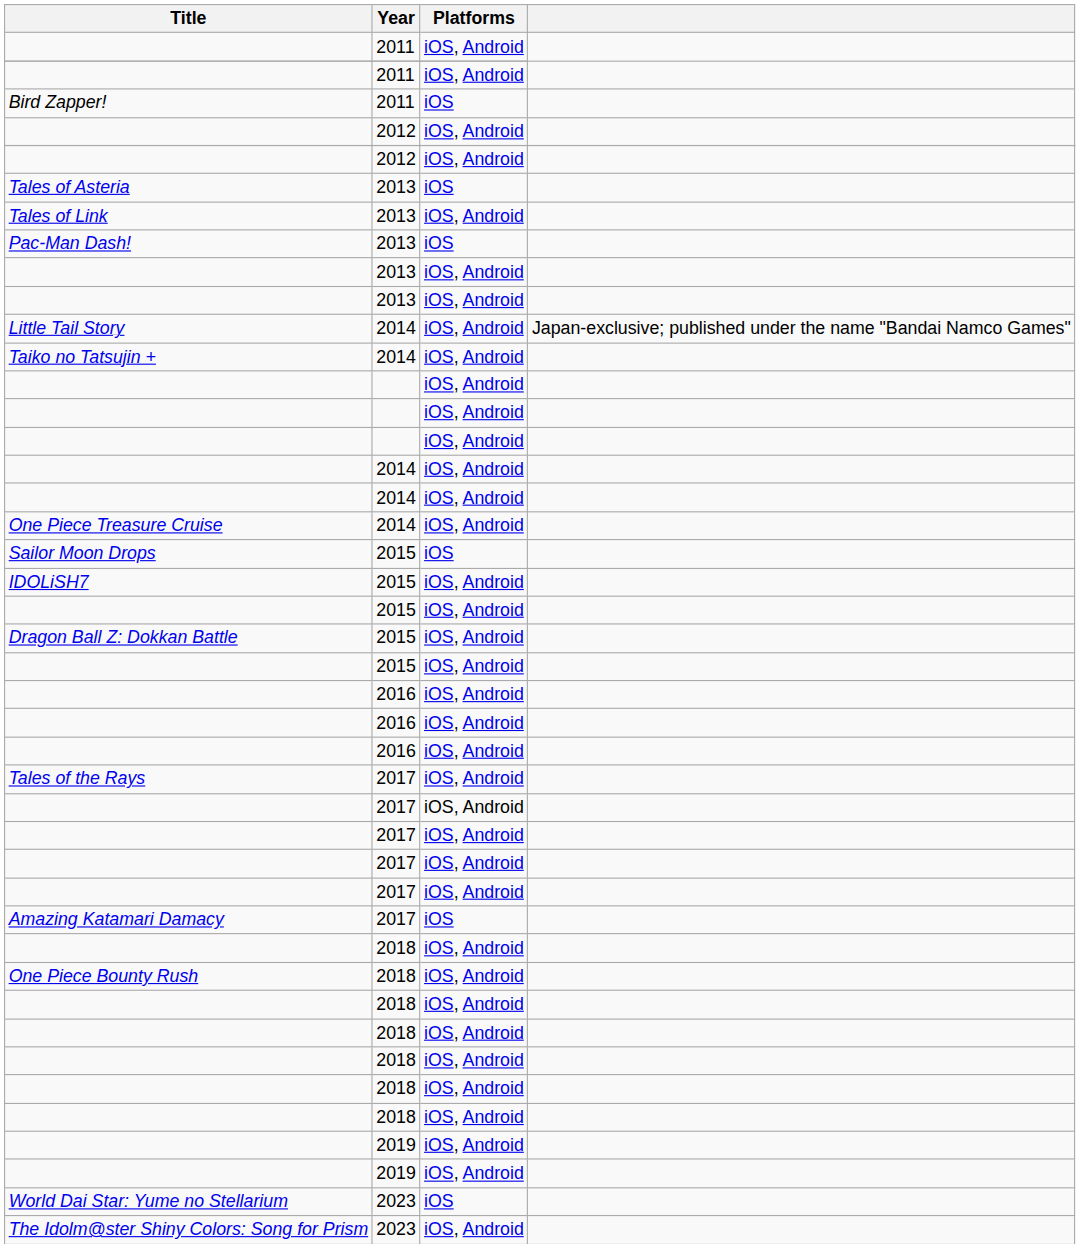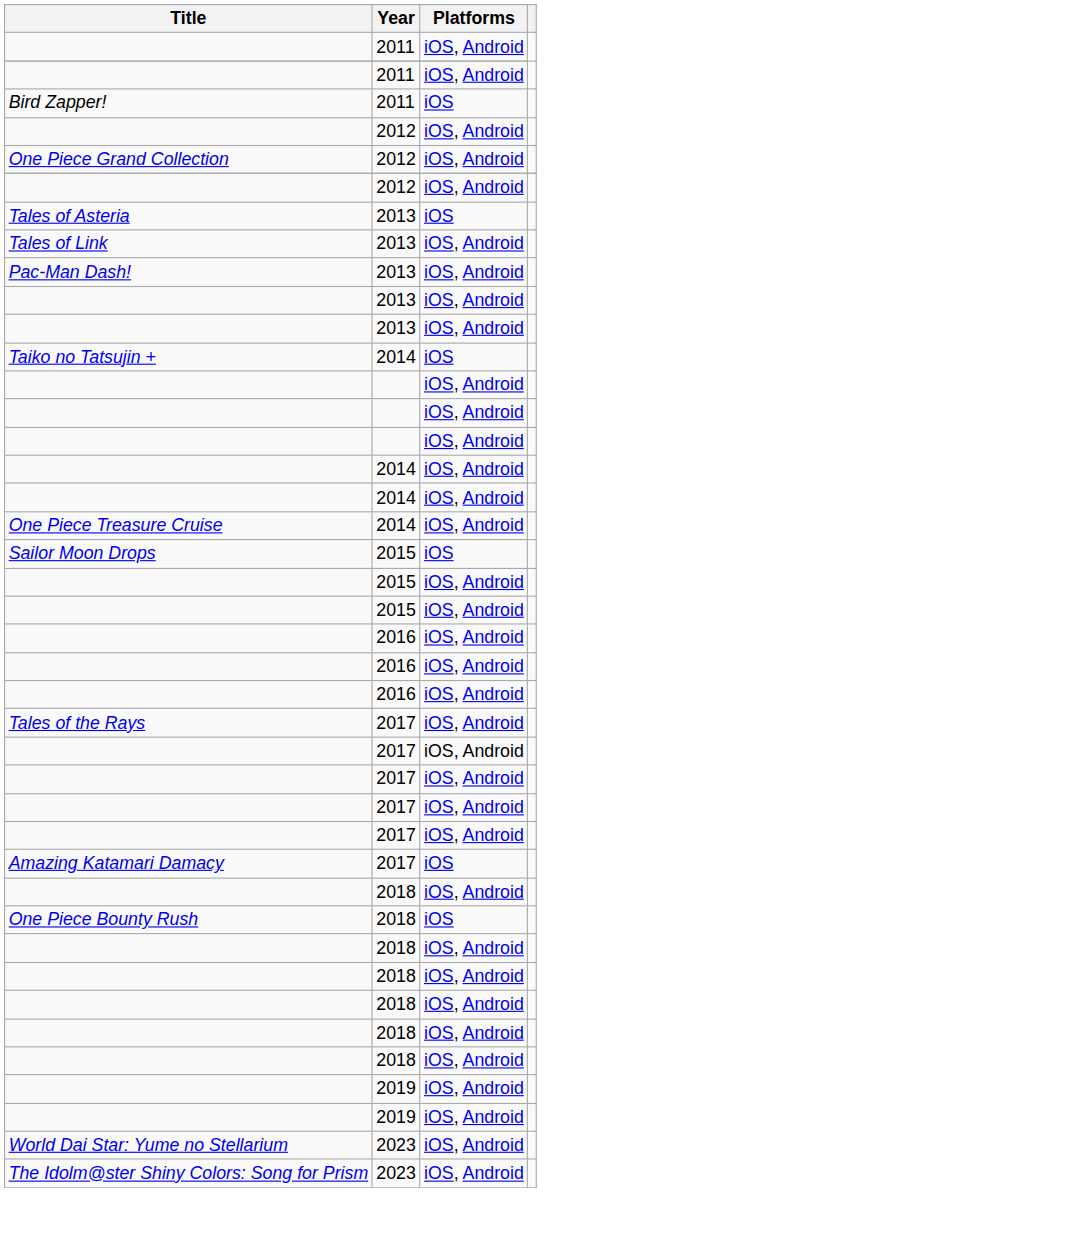+ row: (119, 159)
(439, 243) iOS -> (474, 272) iOS, Android
- row: (67, 328)
(474, 356) iOS, Android -> (439, 356) iOS
- row: (49, 581)
- row: (123, 638)
(474, 976) iOS, Android -> (439, 919) iOS
(439, 1201) iOS -> (474, 1145) iOS, Android
